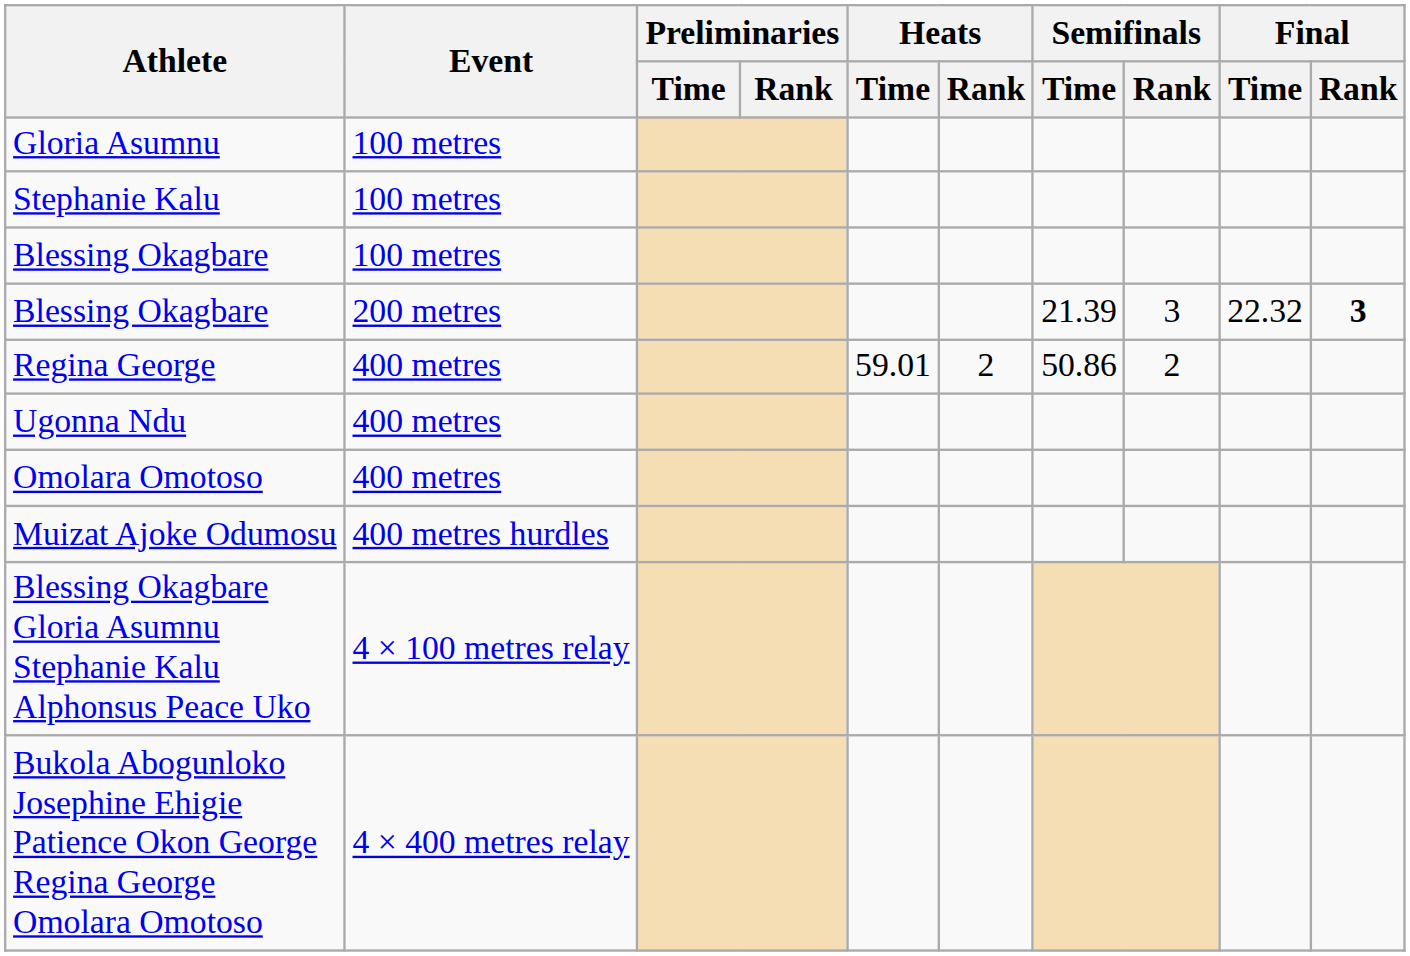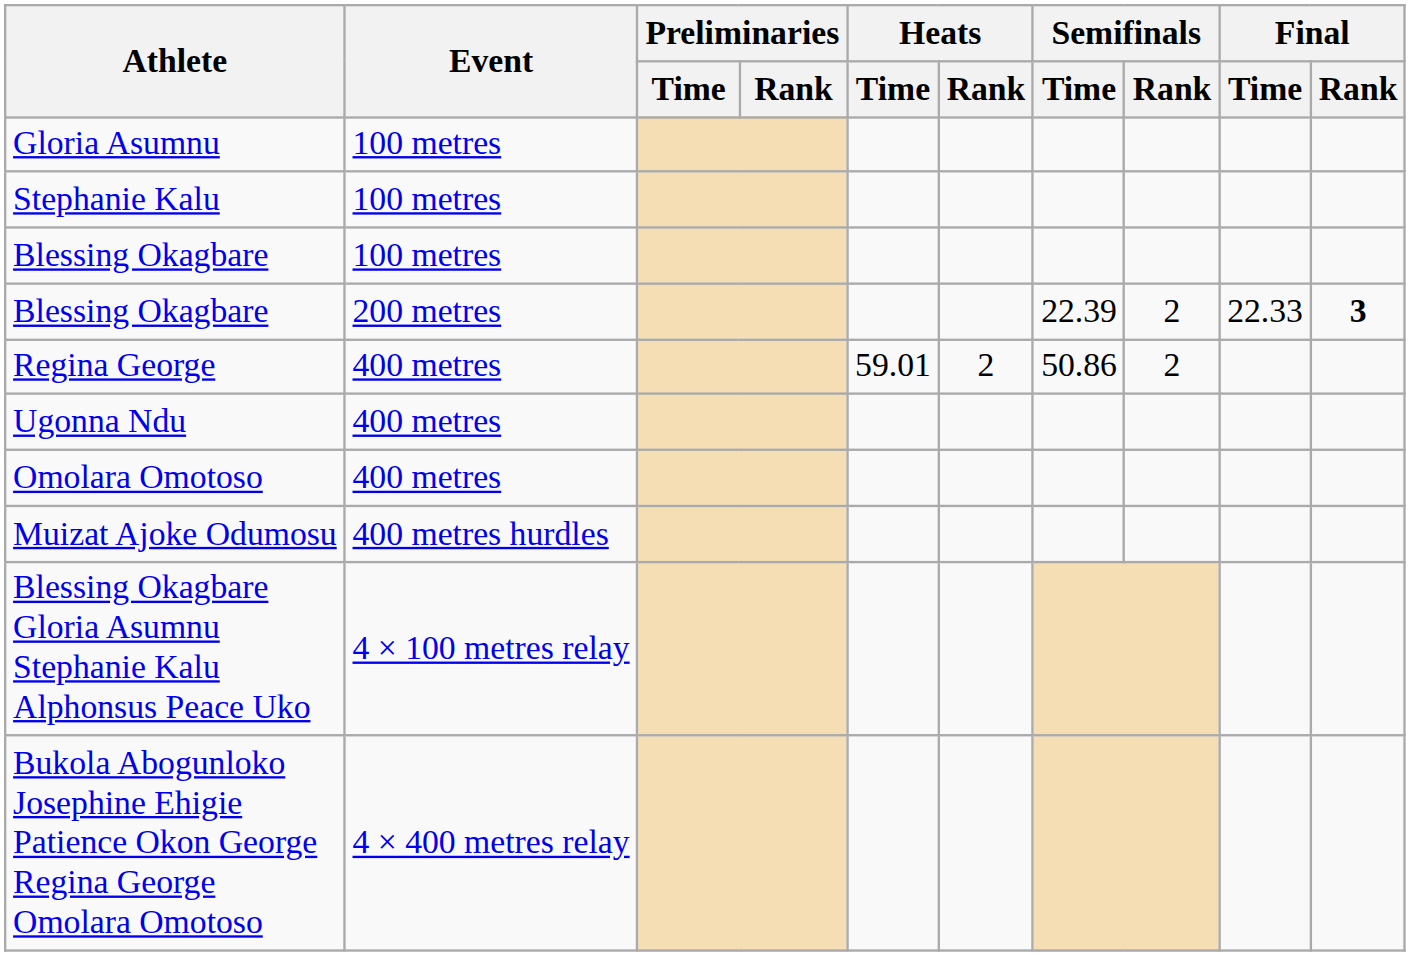(1079, 310) 21.39 -> (1079, 310) 22.39
(1172, 310) 3 -> (1172, 310) 2
(1265, 310) 22.32 -> (1265, 310) 22.33
